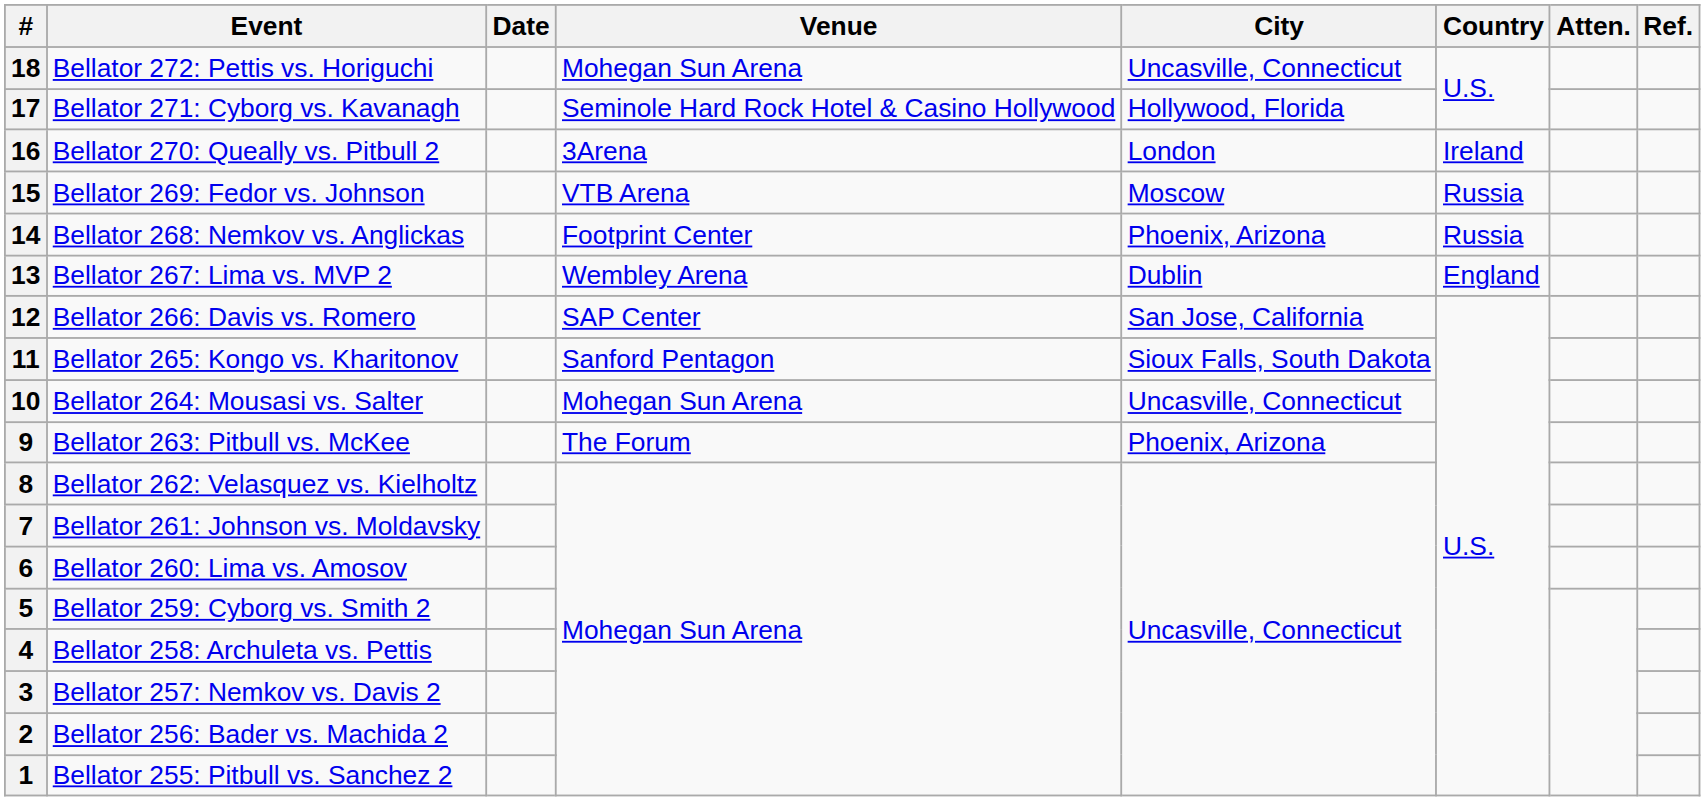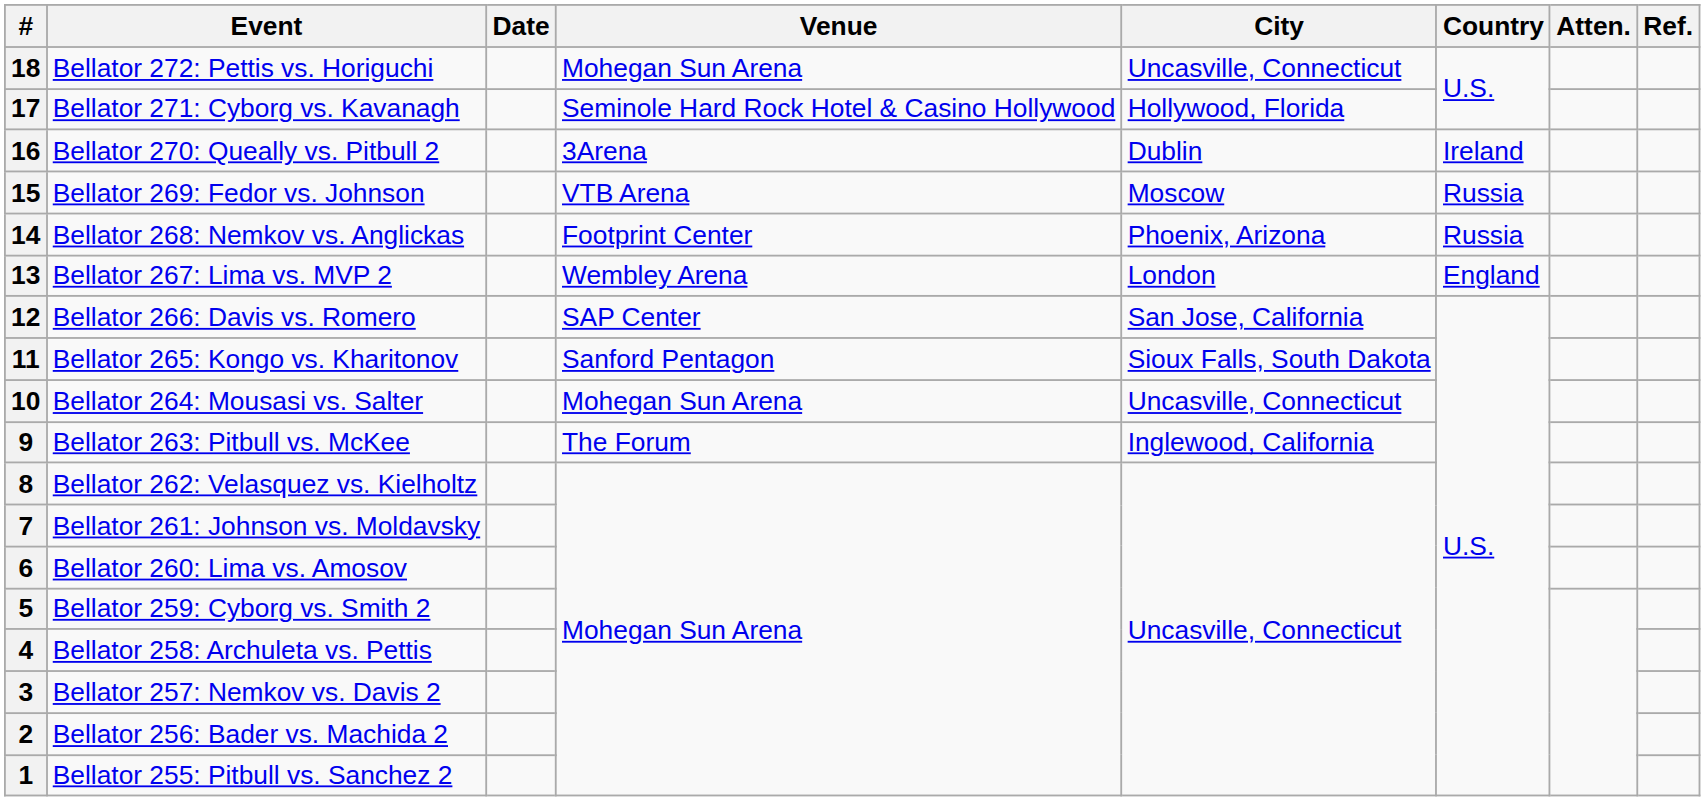(1172, 151) London -> (1165, 151) Dublin
(1165, 276) Dublin -> (1172, 276) London
(1226, 442) Phoenix, Arizona -> (1251, 442) Inglewood, California
